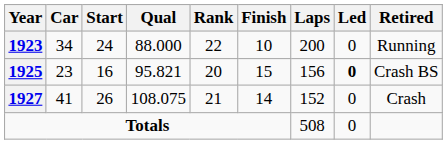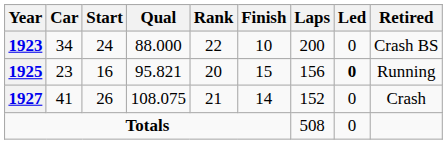(406, 44) Running -> (406, 44) Crash BS
(406, 71) Crash BS -> (406, 71) Running
